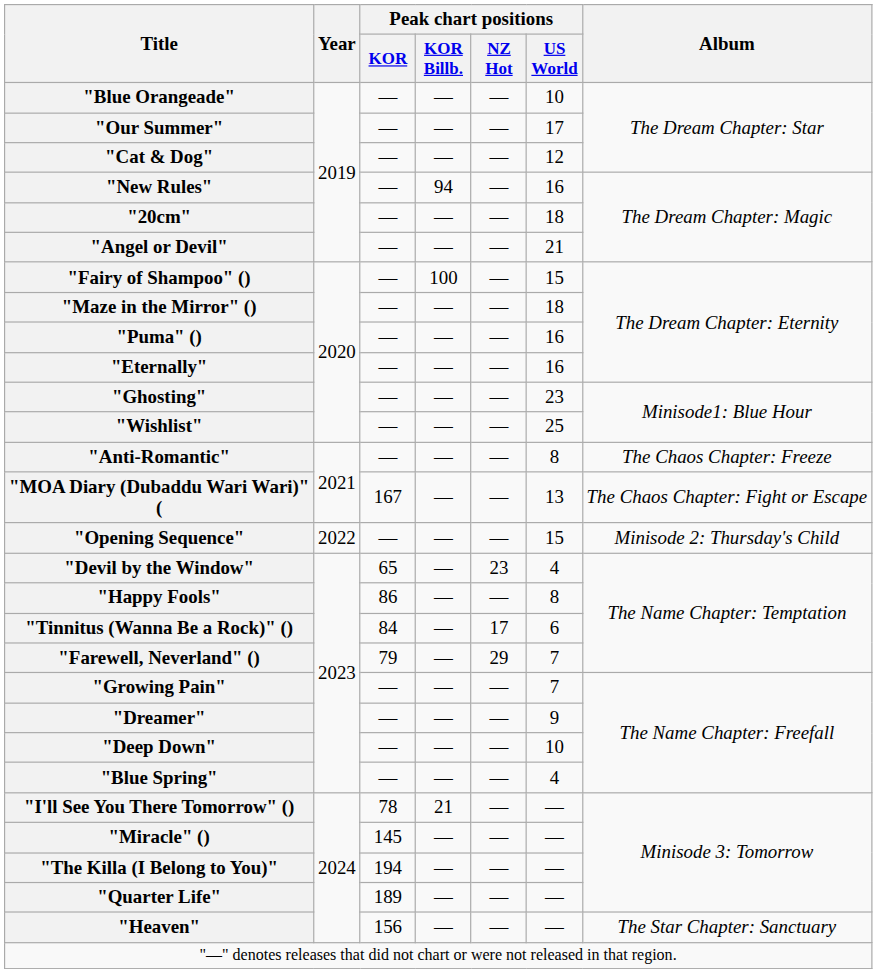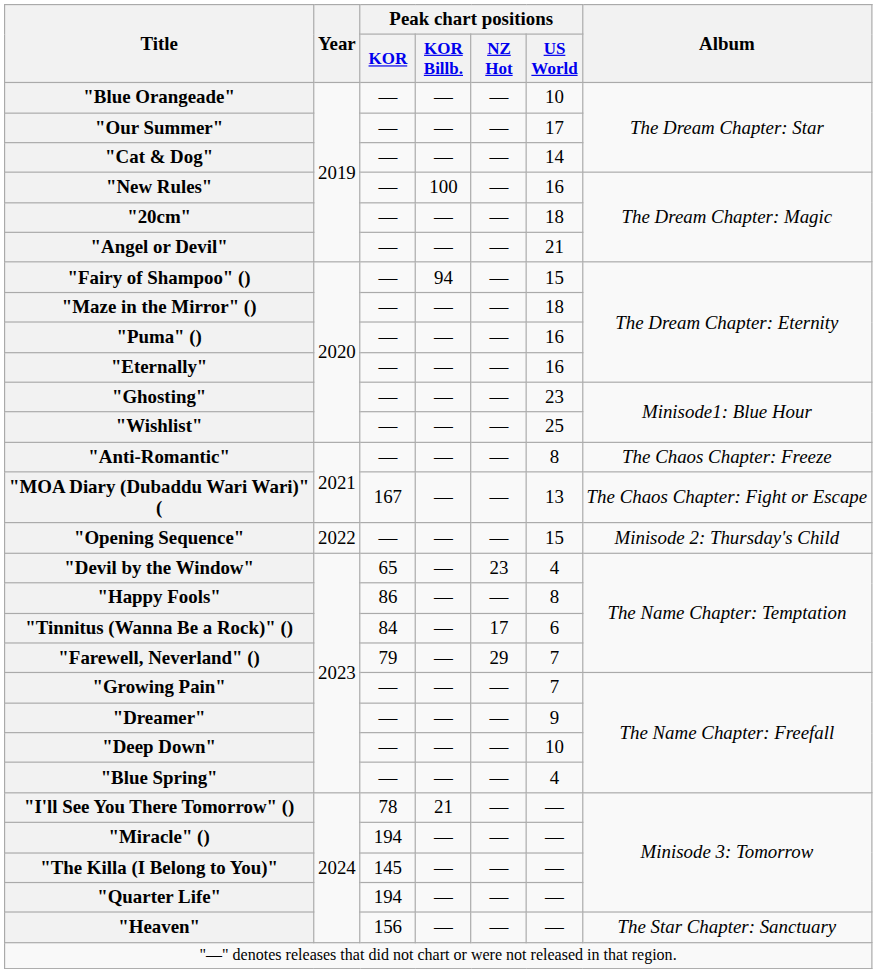(554, 157) 12 -> (554, 157) 14
(443, 187) 94 -> (443, 187) 100
(443, 277) 100 -> (443, 277) 94
(388, 837) 145 -> (388, 837) 194
(388, 867) 194 -> (388, 867) 145
(388, 897) 189 -> (388, 897) 194
